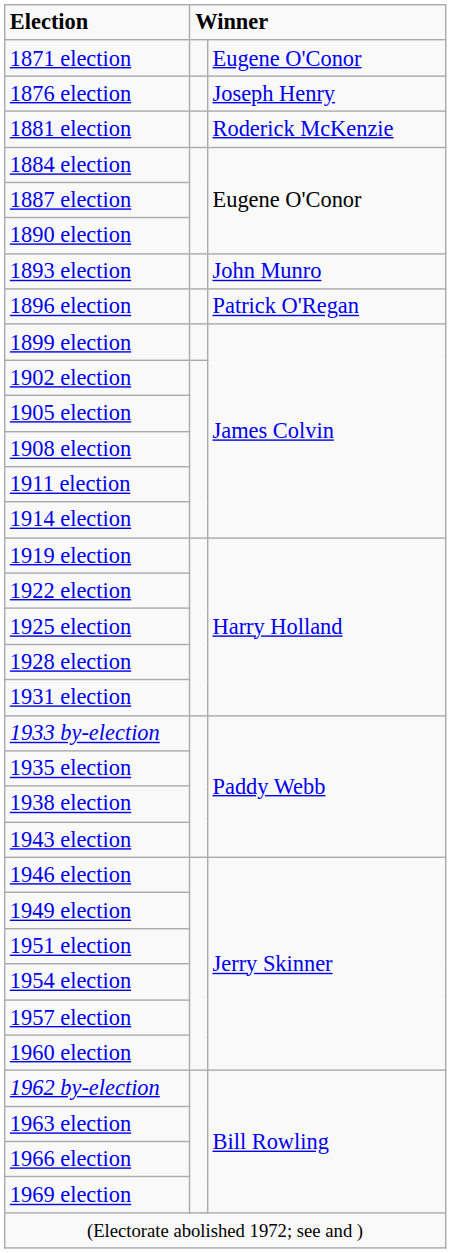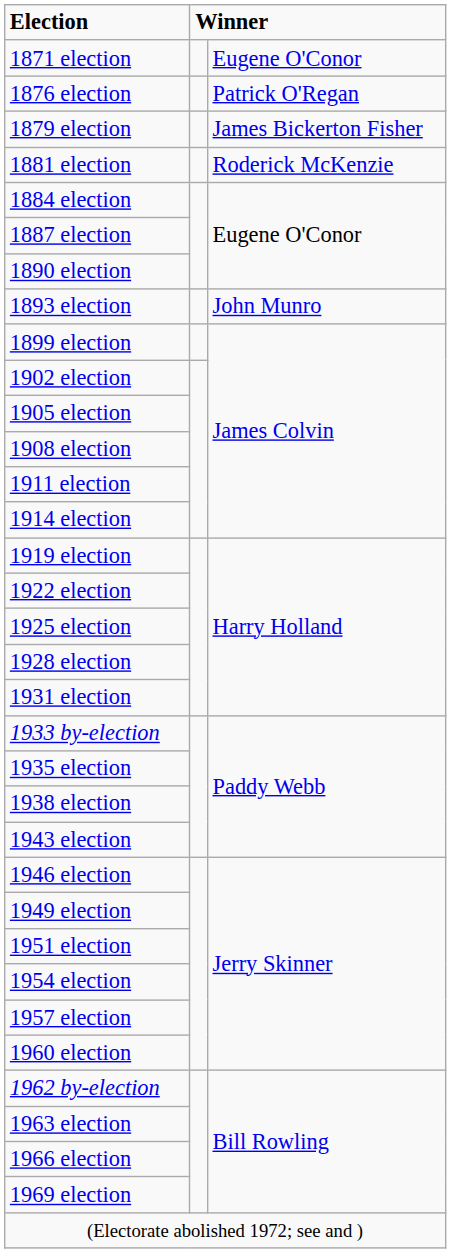(274, 93) Joseph Henry -> (286, 93) Patrick O'Regan
+ row: (71, 128)
- row: (71, 306)
